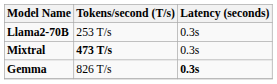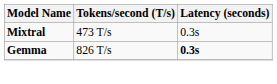- row: (38, 32)
(94, 50) bold -> (94, 32) normal
